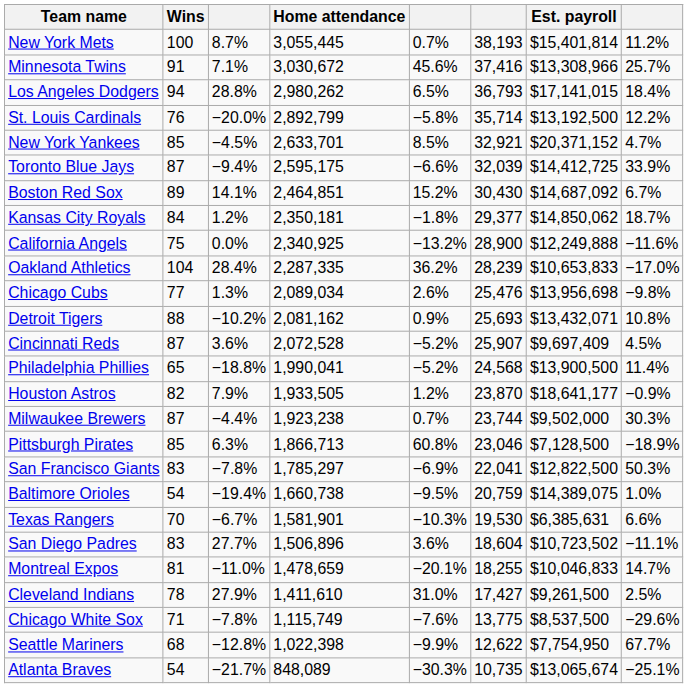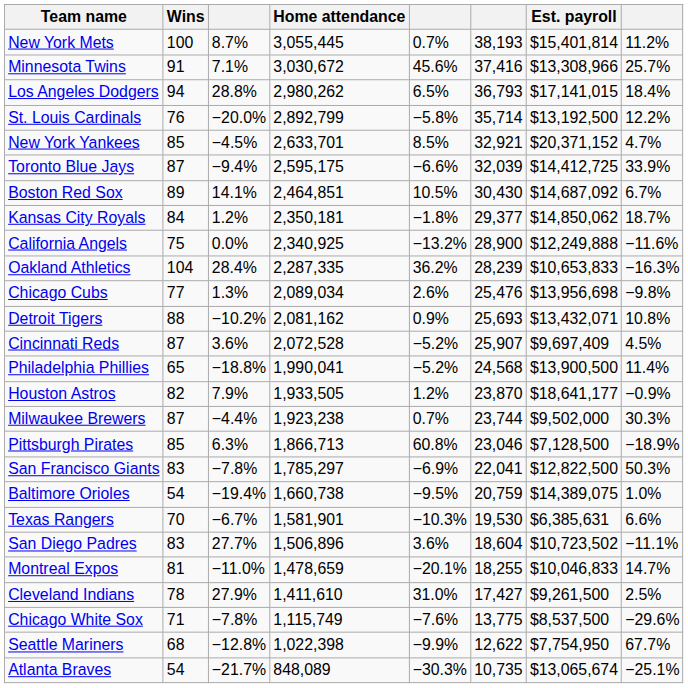(435, 192) 15.2% -> (435, 192) 10.5%
(652, 268) −17.0% -> (652, 268) −16.3%
